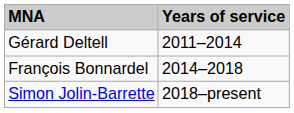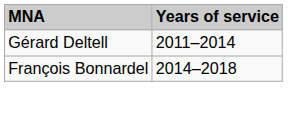- row: (81, 94)
